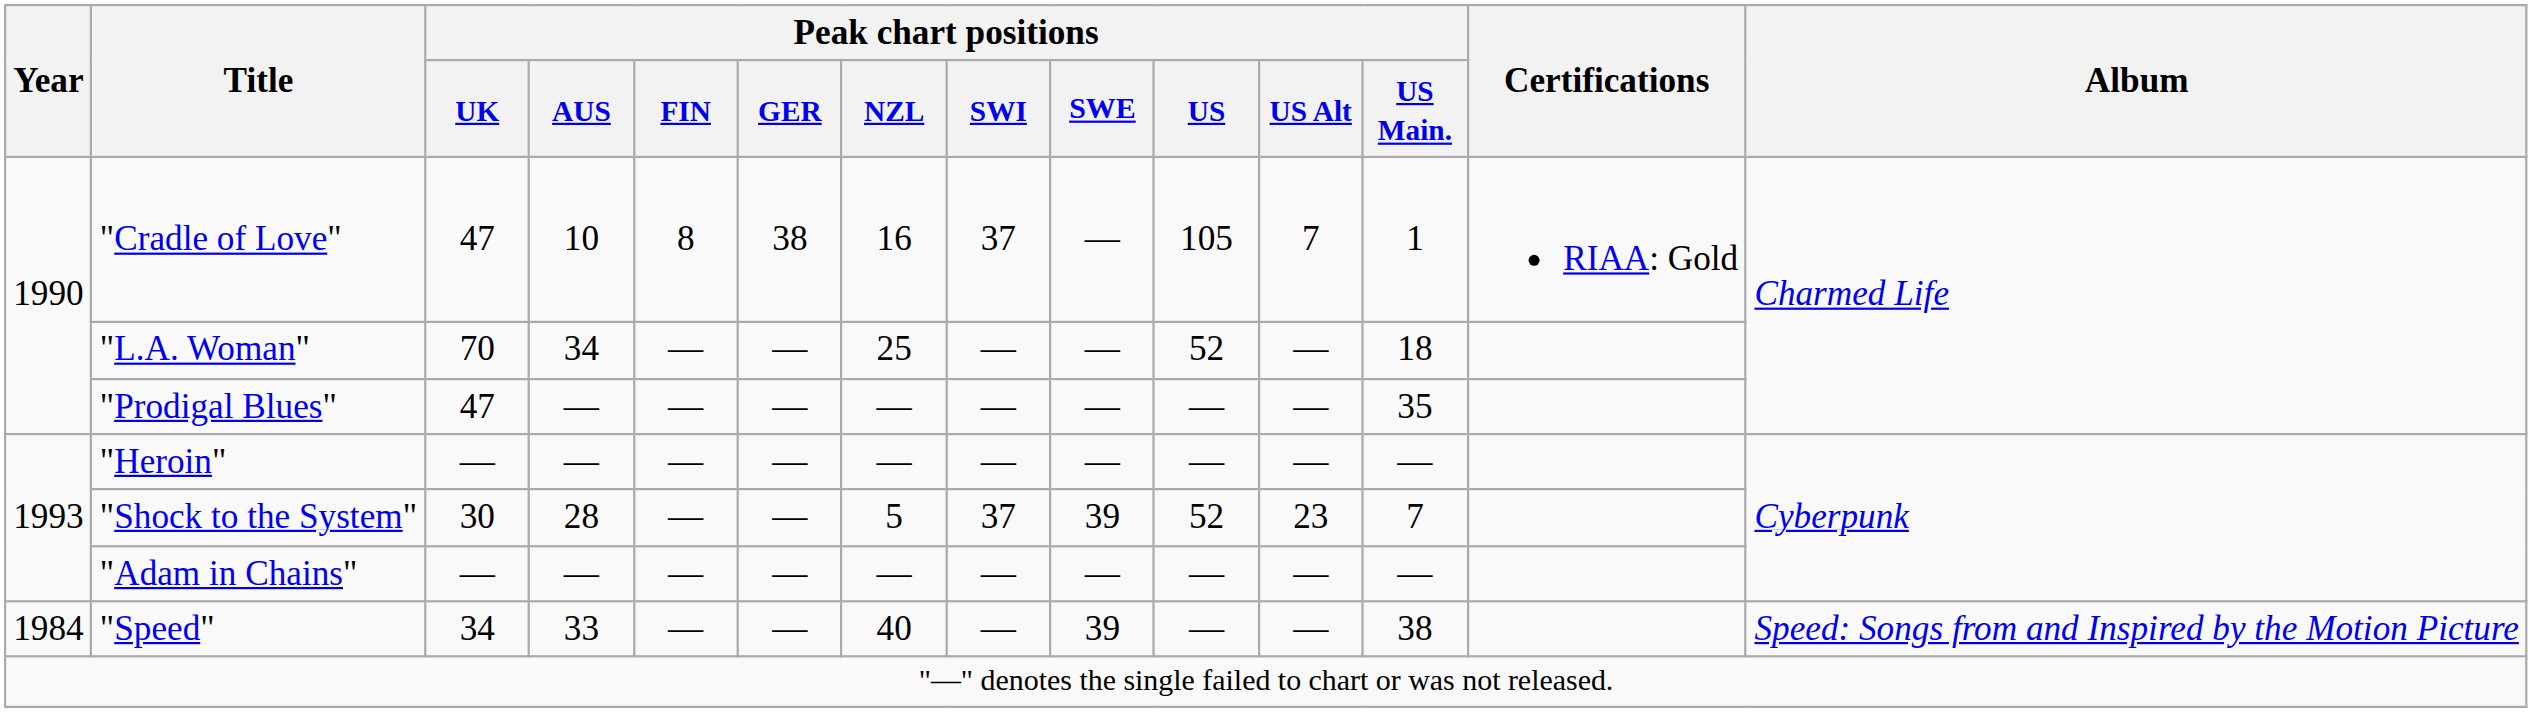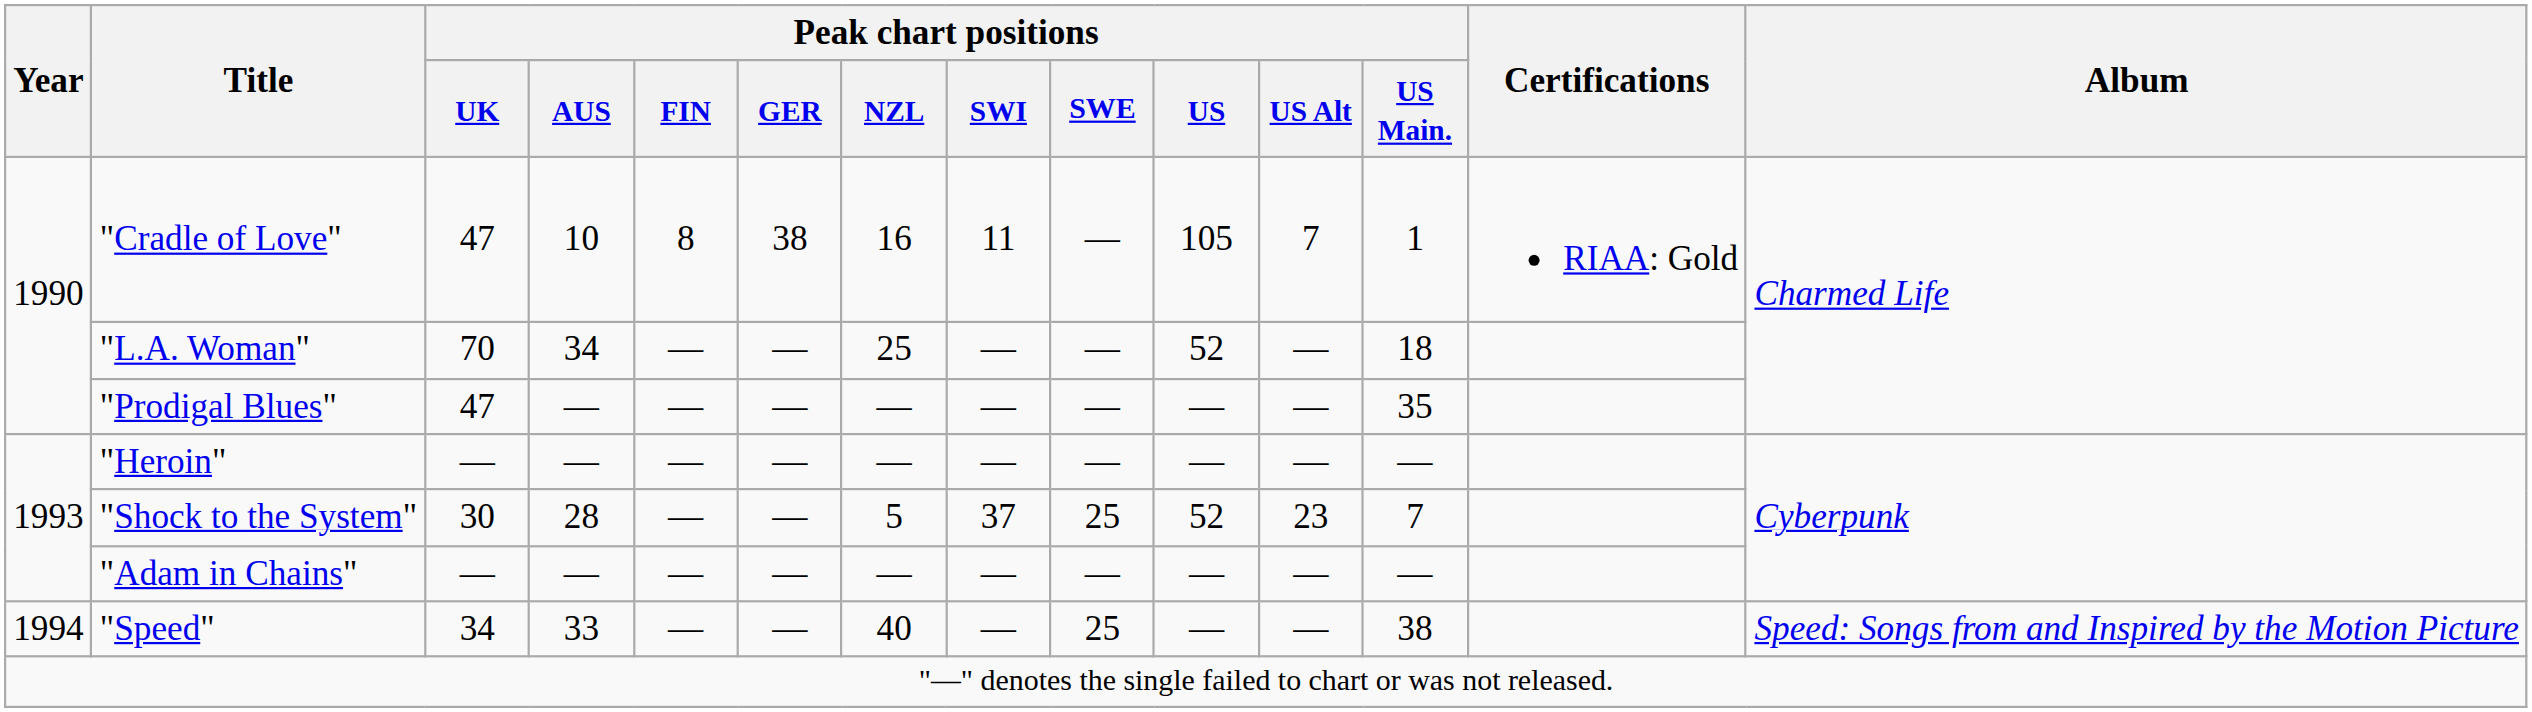(998, 238) 37 -> (998, 238) 11
(1102, 516) 39 -> (1102, 516) 25
(48, 628) 1984 -> (48, 628) 1994
(1102, 628) 39 -> (1102, 628) 25
